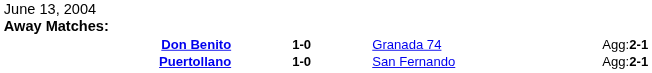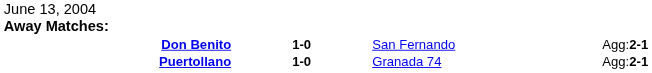(407, 44) Granada 74 -> (414, 44) San Fernando
(414, 62) San Fernando -> (407, 62) Granada 74
